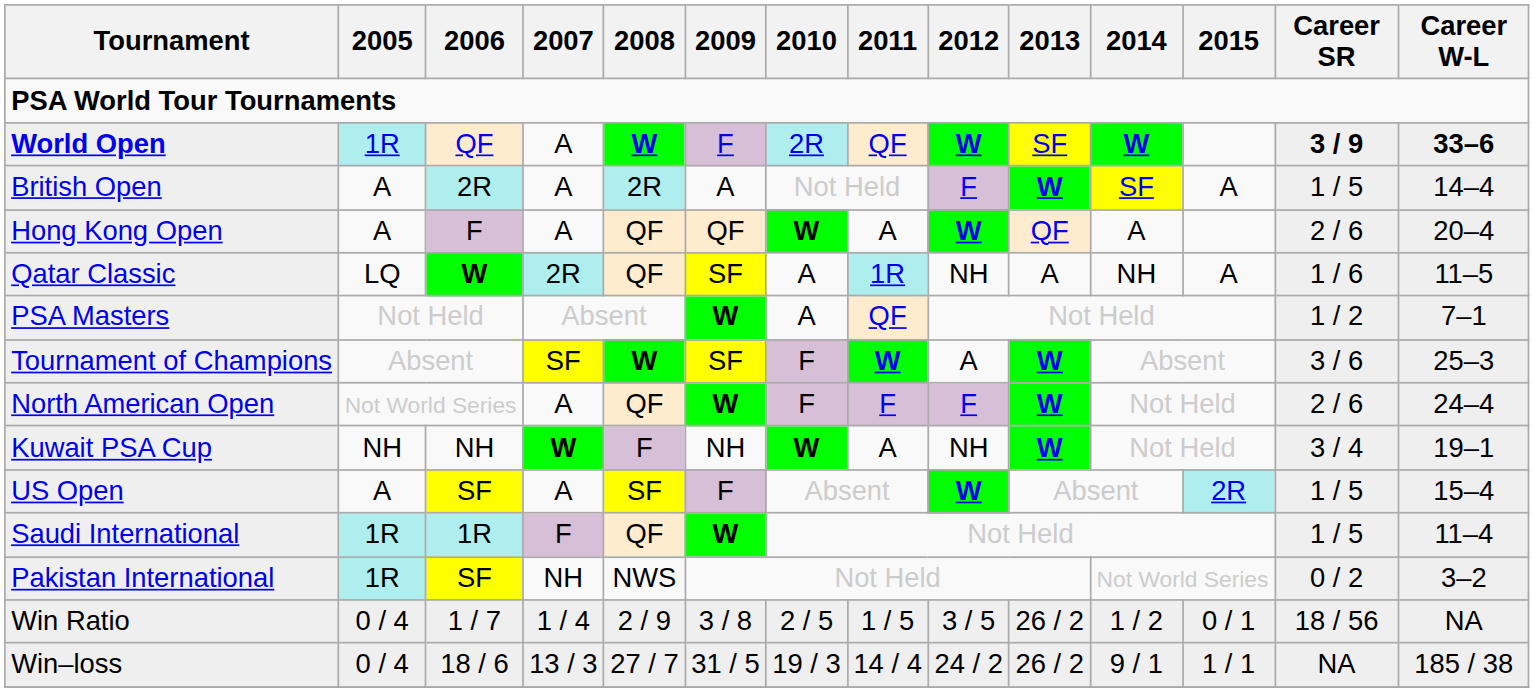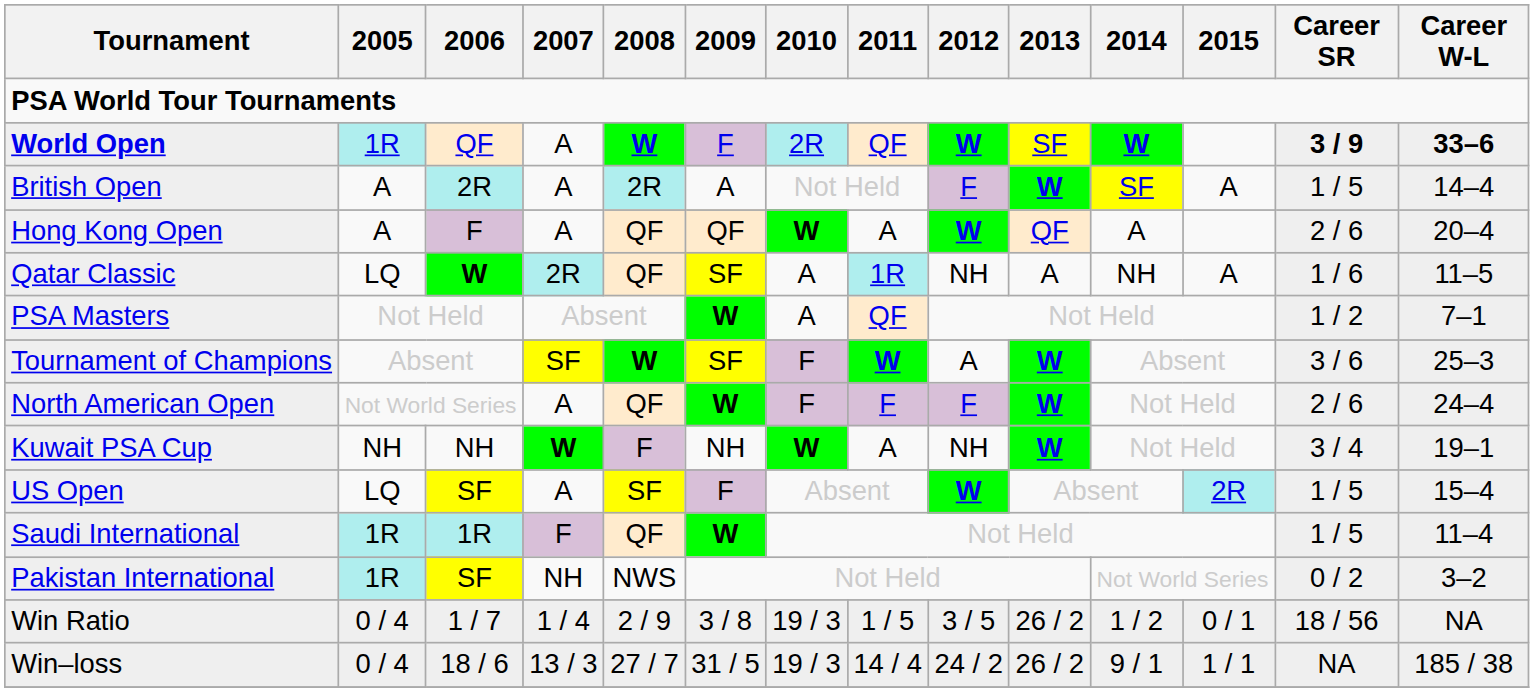(382, 490) A -> (382, 490) LQ
(807, 621) 2 / 5 -> (807, 621) 19 / 3
